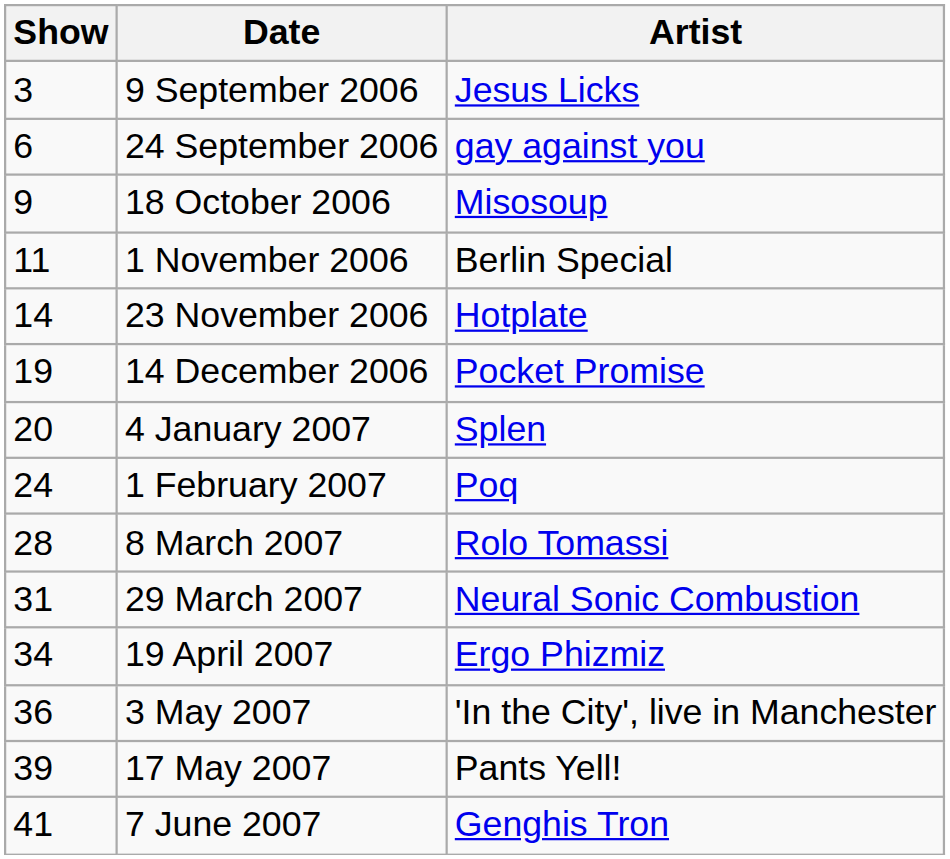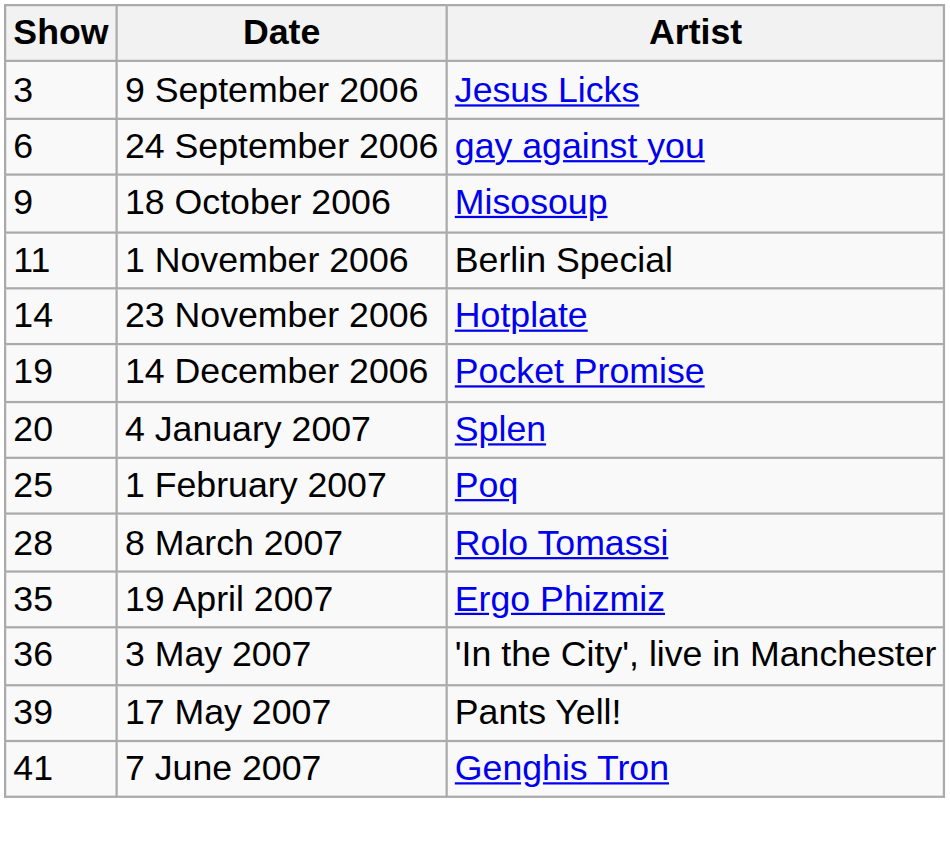(33, 485) 24 -> (33, 485) 25
- row: (244, 598)
(33, 655) 34 -> (33, 598) 35
